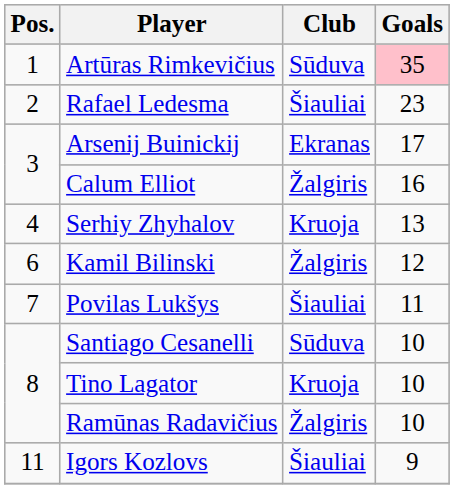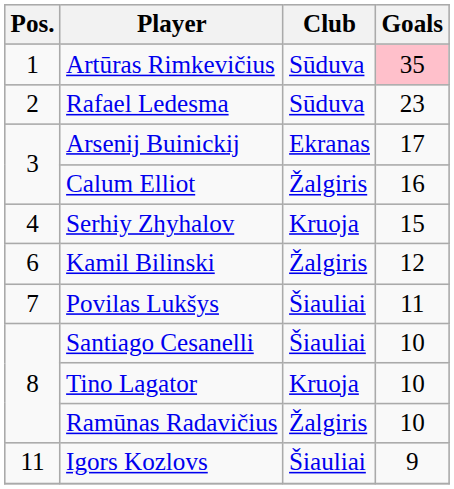(327, 104) Šiauliai -> (327, 104) Sūduva
(412, 223) 13 -> (412, 223) 15
(327, 343) Sūduva -> (327, 343) Šiauliai
